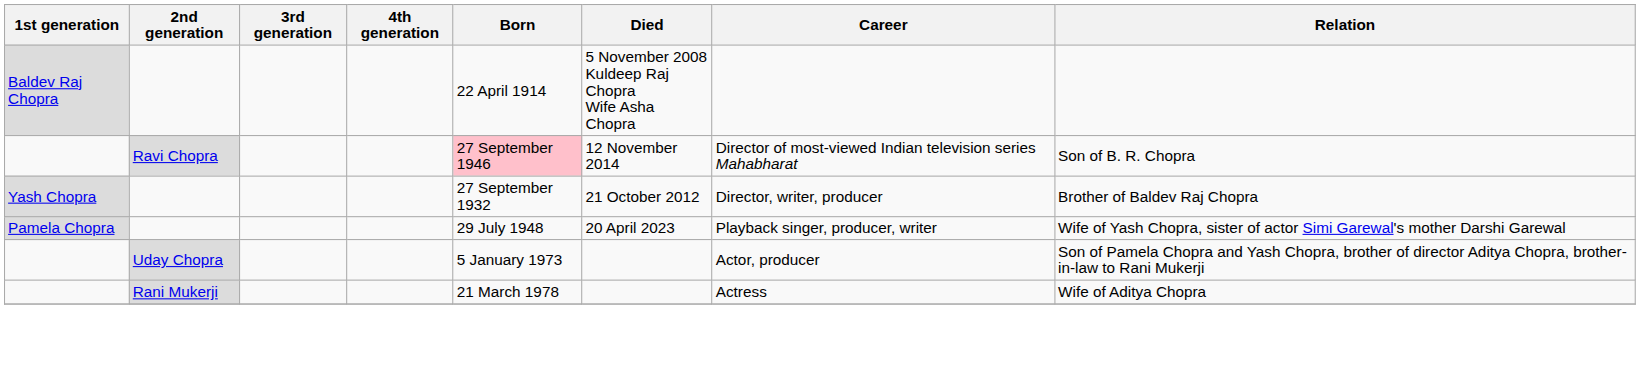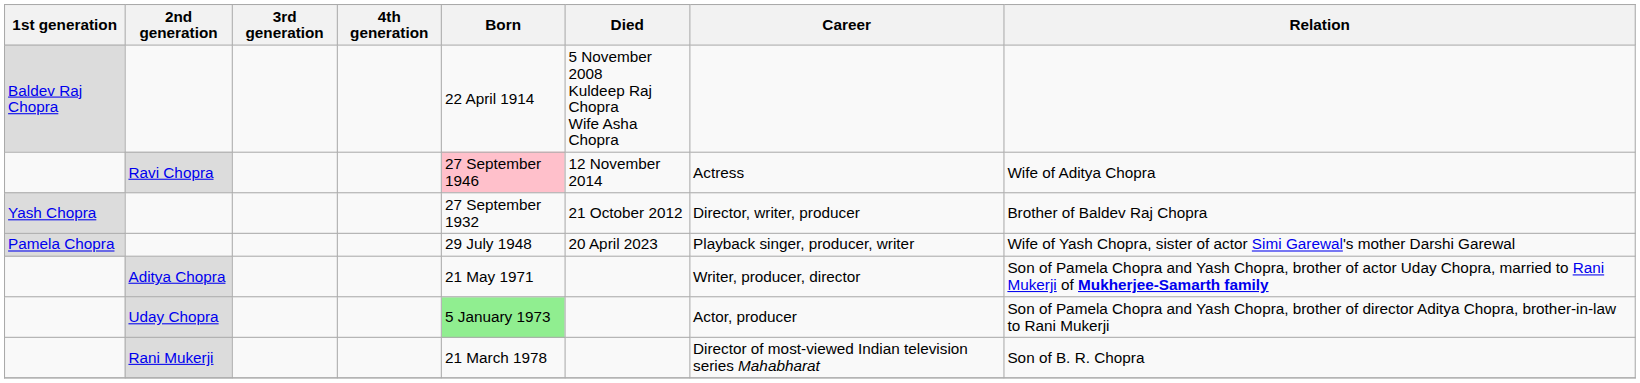(876, 155) Director of most-viewed Indian television series Mahabharat -> (719, 172) Actress
(1127, 155) Son of B. R. Chopra -> (1081, 172) Wife of Aditya Chopra
+ row: (65, 277)
(510, 260) no background -> (498, 317) lightgreen background
(741, 292) Actress -> (830, 357) Director of most-viewed Indian television series Mahabharat
(1132, 292) Wife of Aditya Chopra -> (1076, 357) Son of B. R. Chopra
